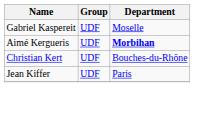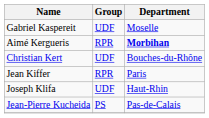(90, 43) UDF -> (104, 43) RPR
(90, 74) UDF -> (104, 74) RPR
+ row: (31, 89)
+ row: (48, 105)
